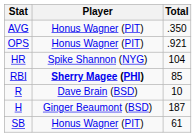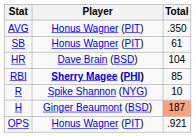rows swapped: (18, 44) <-> (18, 124)
(98, 60) Spike Shannon (NYG) -> (98, 60) Dave Brain (BSD)
(98, 92) Dave Brain (BSD) -> (98, 92) Spike Shannon (NYG)
(177, 108) no background -> (177, 108) lightsalmon background
